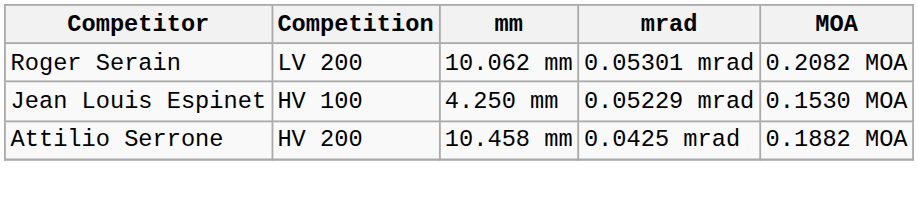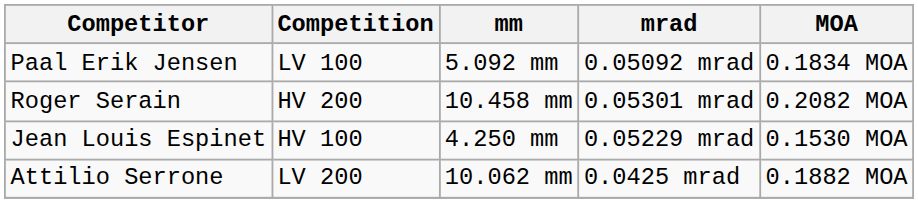+ row: (124, 63)
(320, 63) LV 200 -> (320, 101) HV 200
(509, 63) 10.062 mm -> (509, 101) 10.458 mm
(320, 140) HV 200 -> (320, 178) LV 200
(509, 140) 10.458 mm -> (509, 178) 10.062 mm
